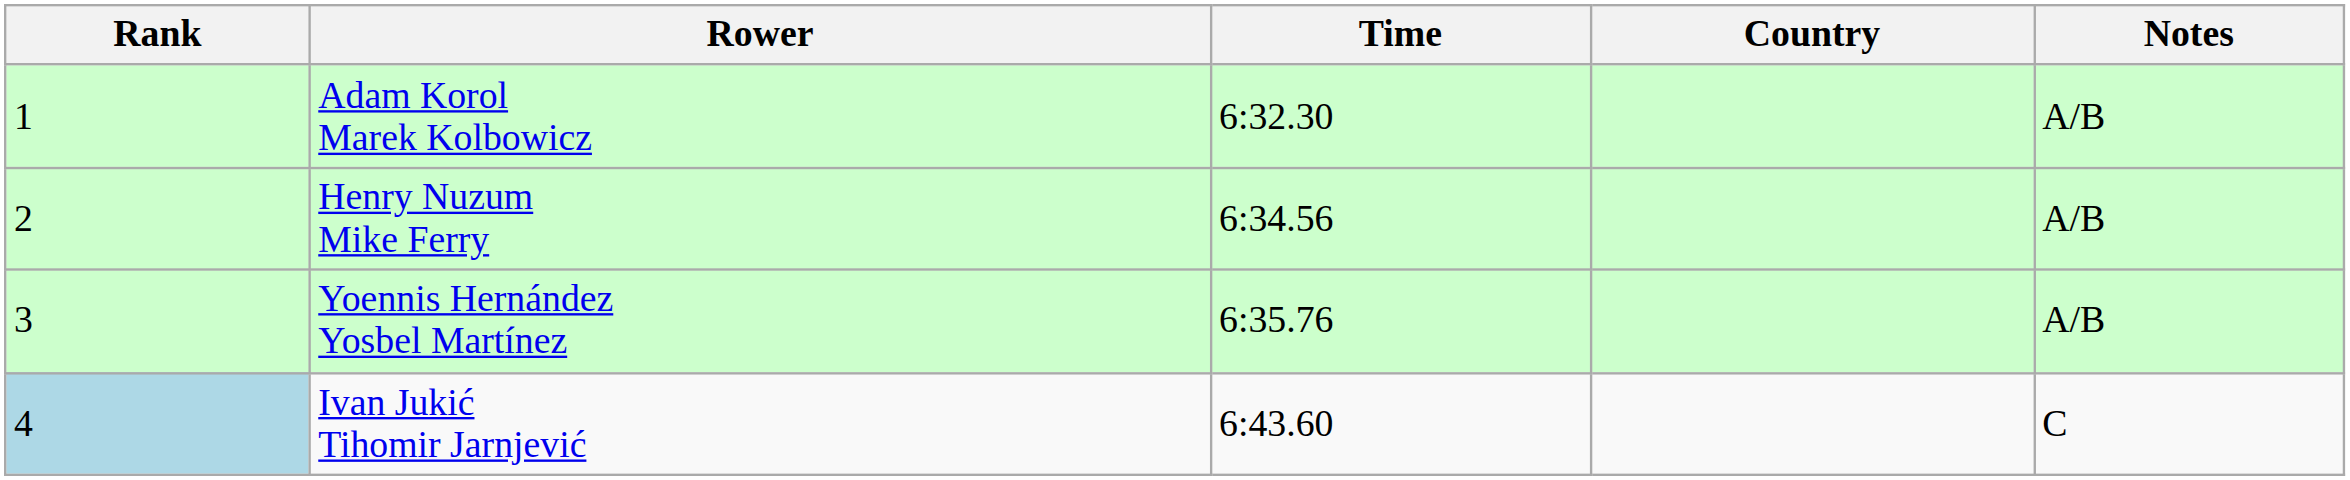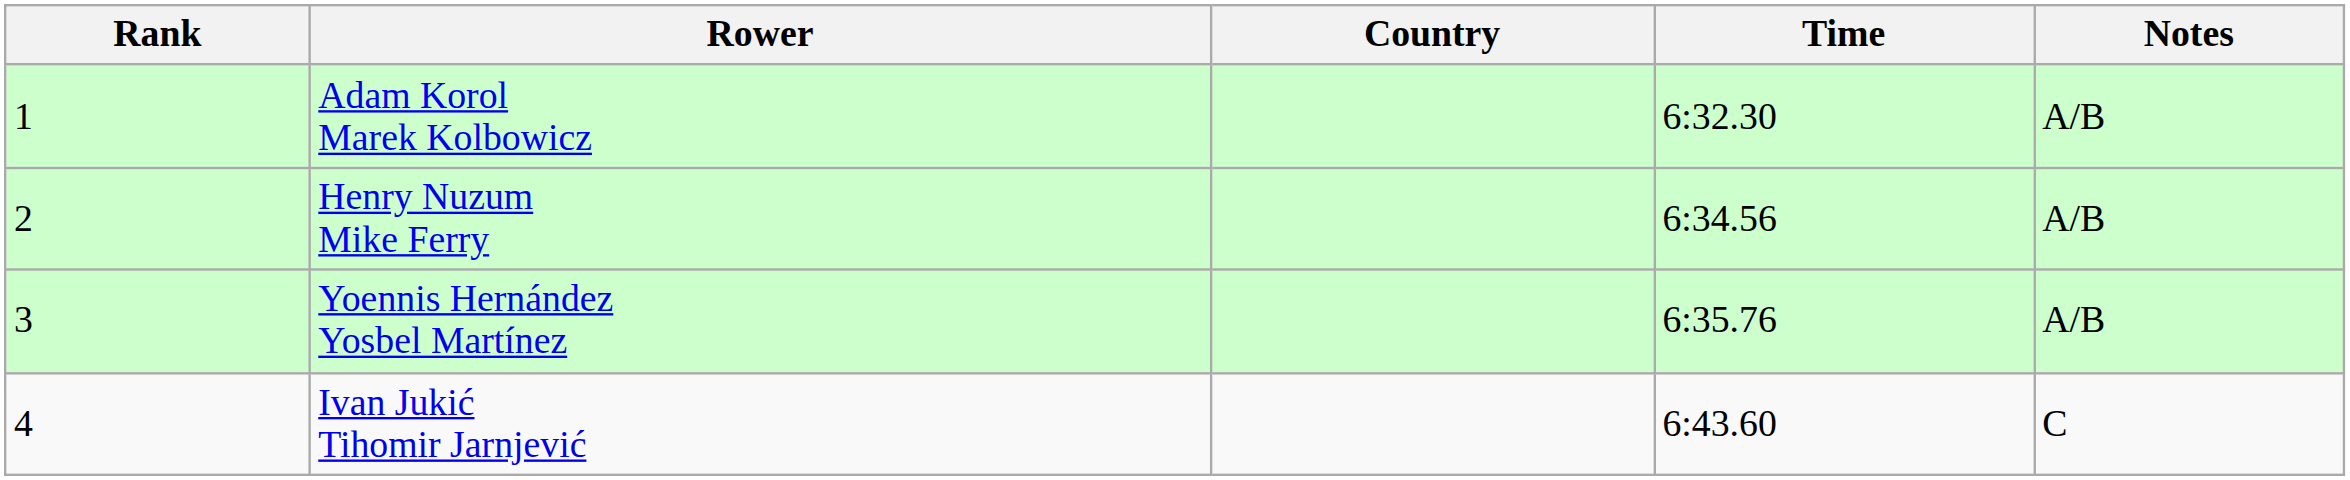columns swapped: (1812, 34) <-> (1400, 34)
(23, 422) lightblue background -> (23, 422) no background
